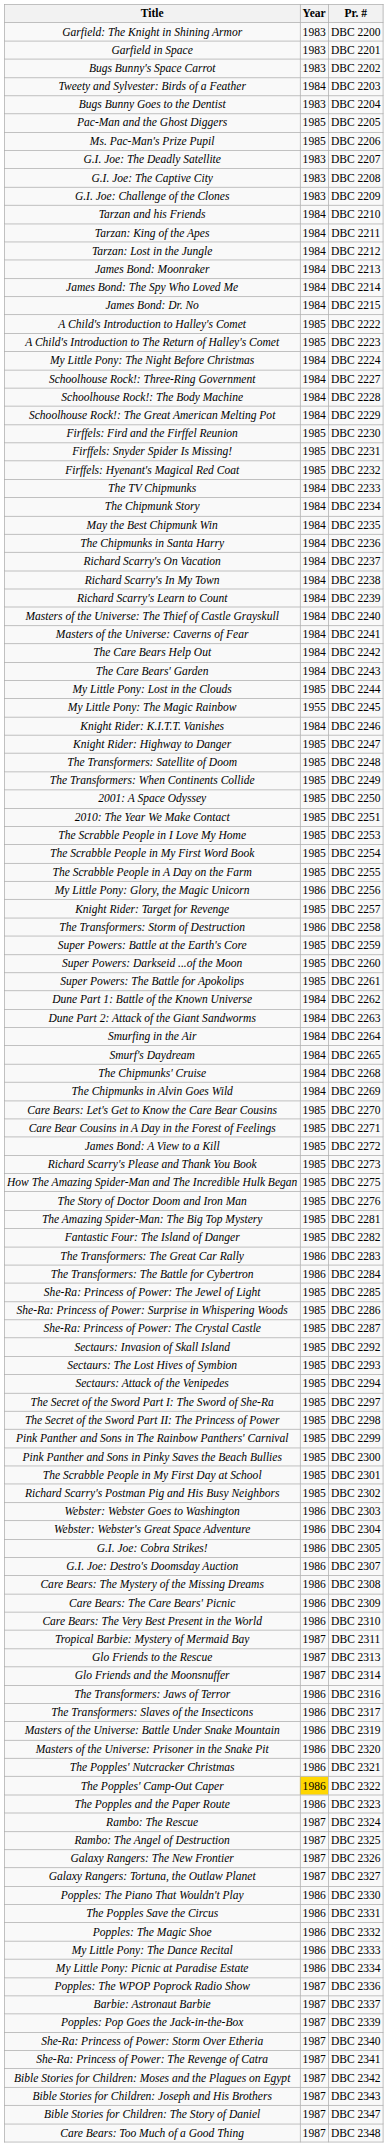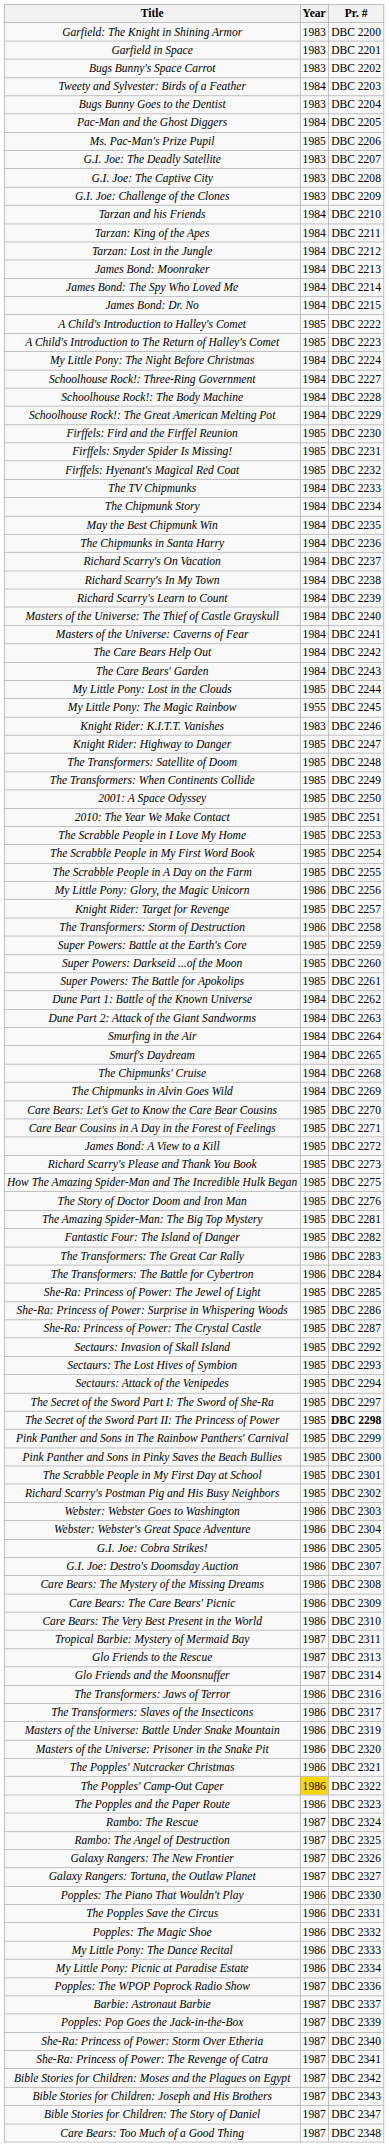(314, 123) 1985 -> (314, 123) 1984
(314, 726) 1984 -> (314, 726) 1983
(356, 1420) normal -> (356, 1420) bold
